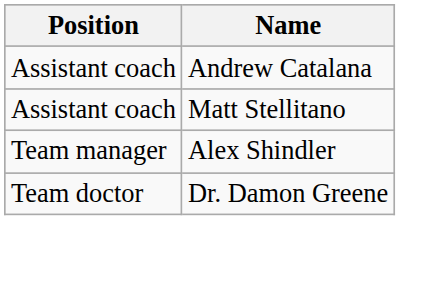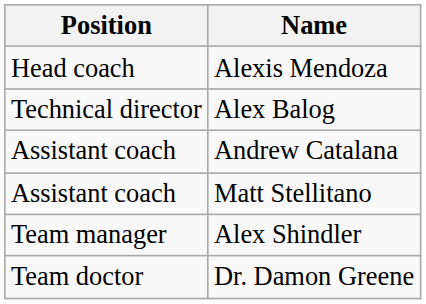+ row: (301, 67)
+ row: (274, 109)
